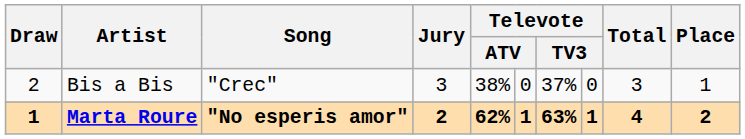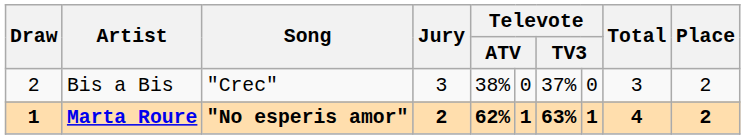(706, 85) 1 -> (706, 85) 2
